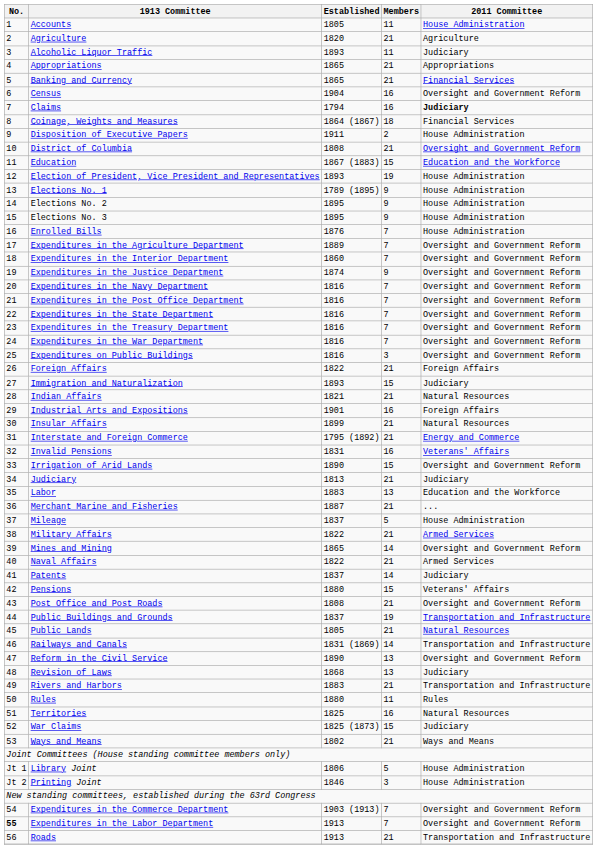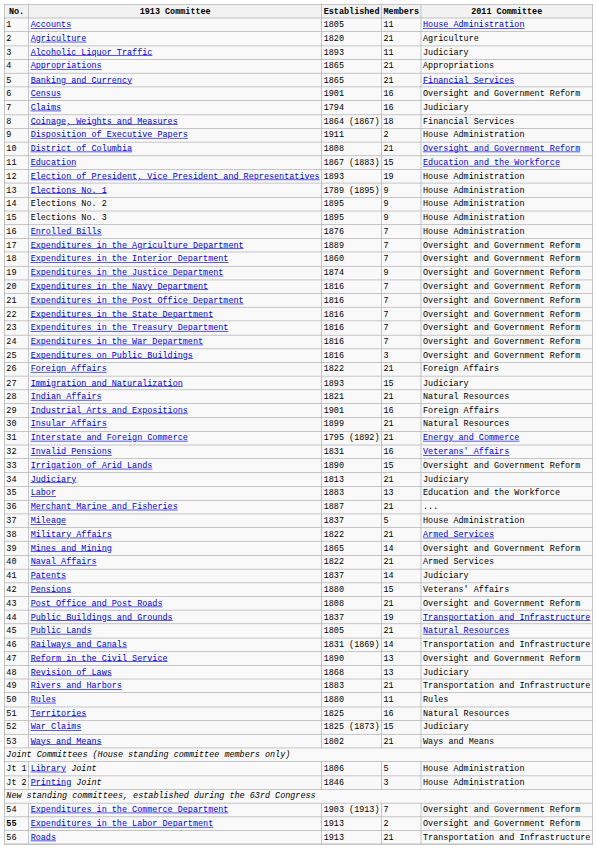(334, 94) 1904 -> (334, 94) 1901
(446, 108) bold -> (446, 108) normal
(386, 824) 7 -> (386, 824) 2
